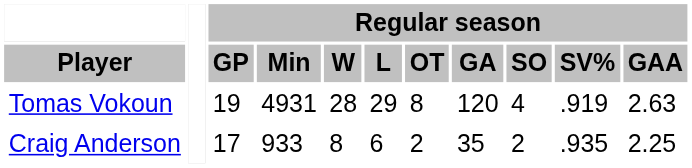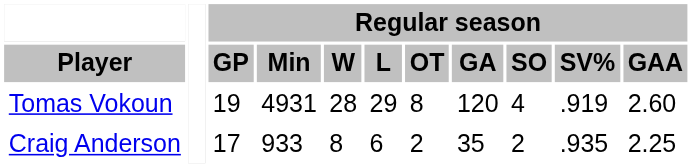(652, 103) 2.63 -> (652, 103) 2.60
